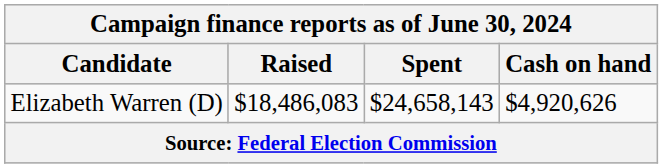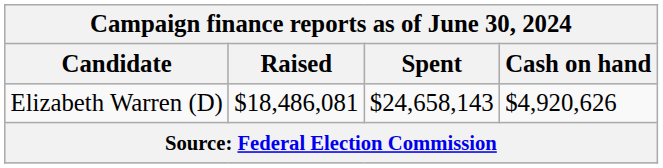(296, 102) $18,486,083 -> (296, 102) $18,486,081
